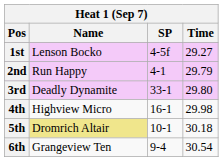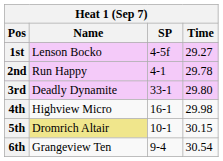(199, 71) 29.79 -> (199, 71) 29.78
(199, 128) 30.18 -> (199, 128) 30.15
